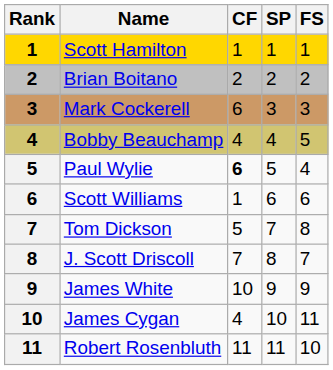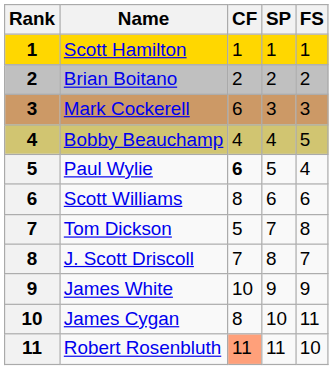(237, 199) 1 -> (237, 199) 8
(237, 318) 4 -> (237, 318) 8
(242, 348) no background -> (242, 348) lightsalmon background
